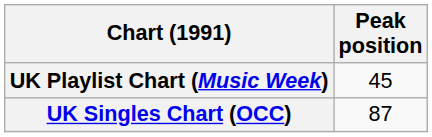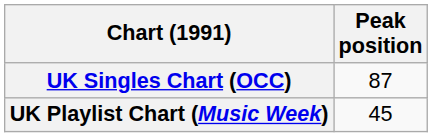rows swapped: (169, 114) <-> (169, 80)
